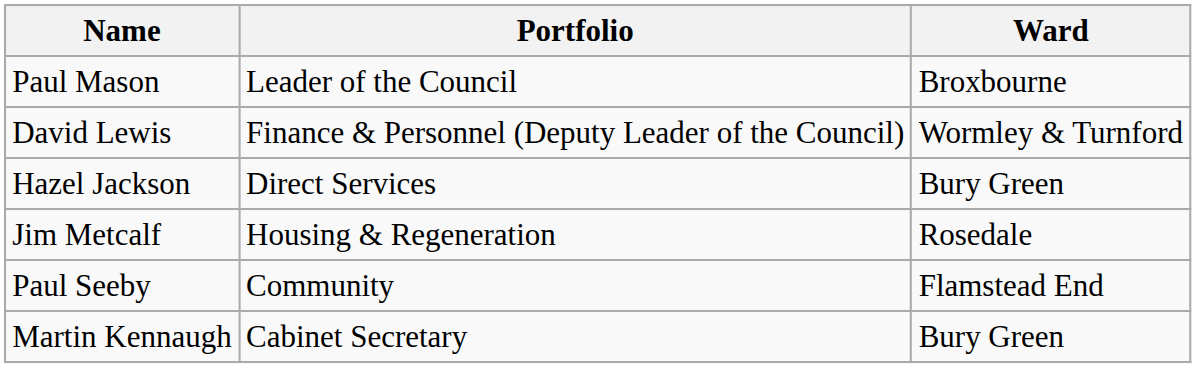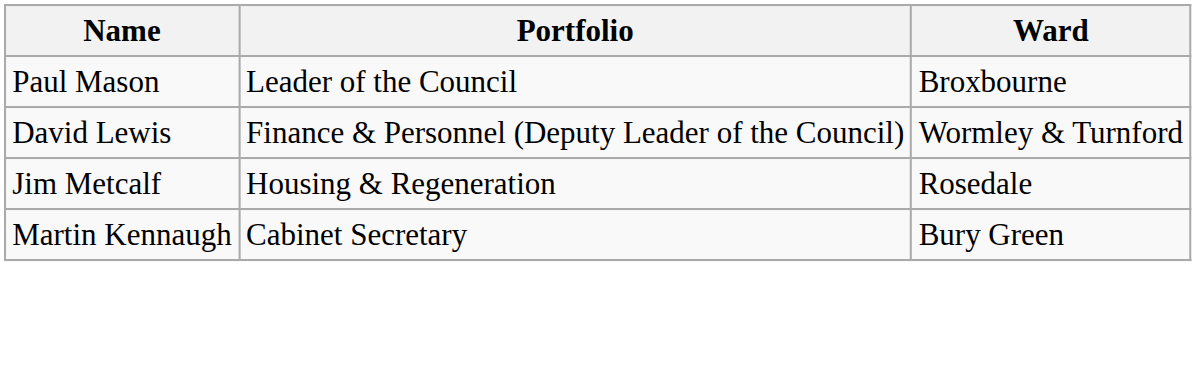- row: (101, 183)
- row: (82, 285)
